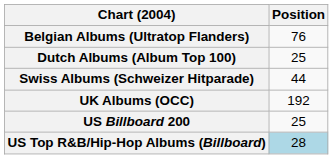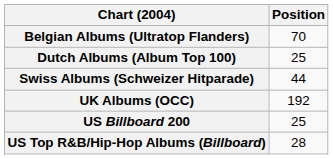(299, 36) 76 -> (299, 36) 70
(299, 143) lightblue background -> (299, 143) no background
